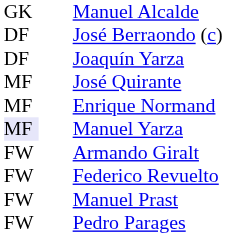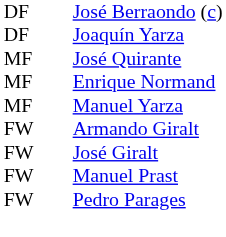- row: (136, 11)
(18, 128) lavender background -> (18, 105) no background
- row: (146, 175)
+ row: (115, 152)
